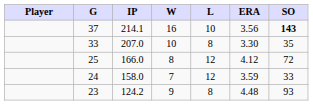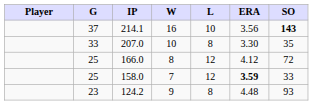(93, 76) 24 -> (93, 76) 25
(249, 76) normal -> (249, 76) bold
